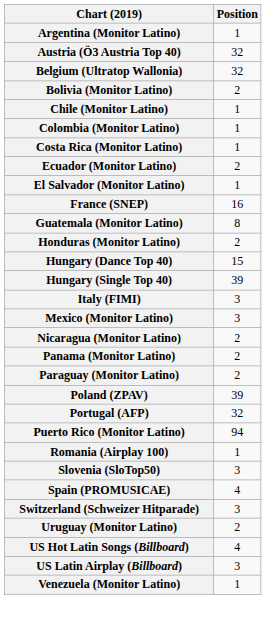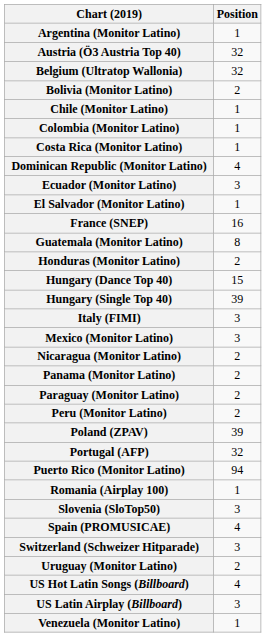+ row: (109, 166)
(237, 166) 2 -> (237, 185) 3
+ row: (109, 413)
